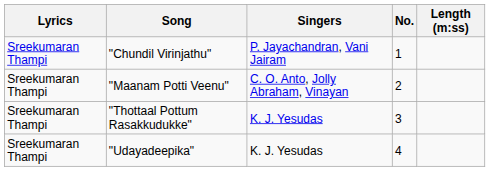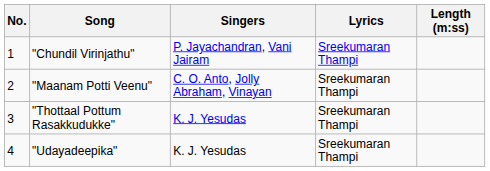columns swapped: (405, 21) <-> (55, 21)
